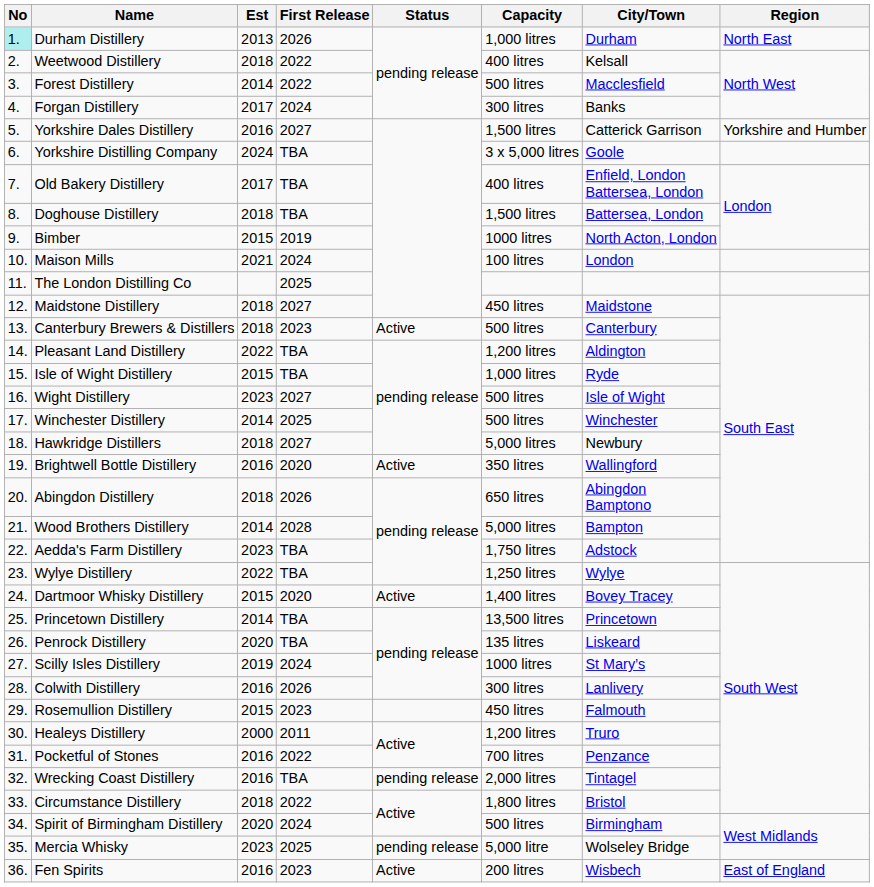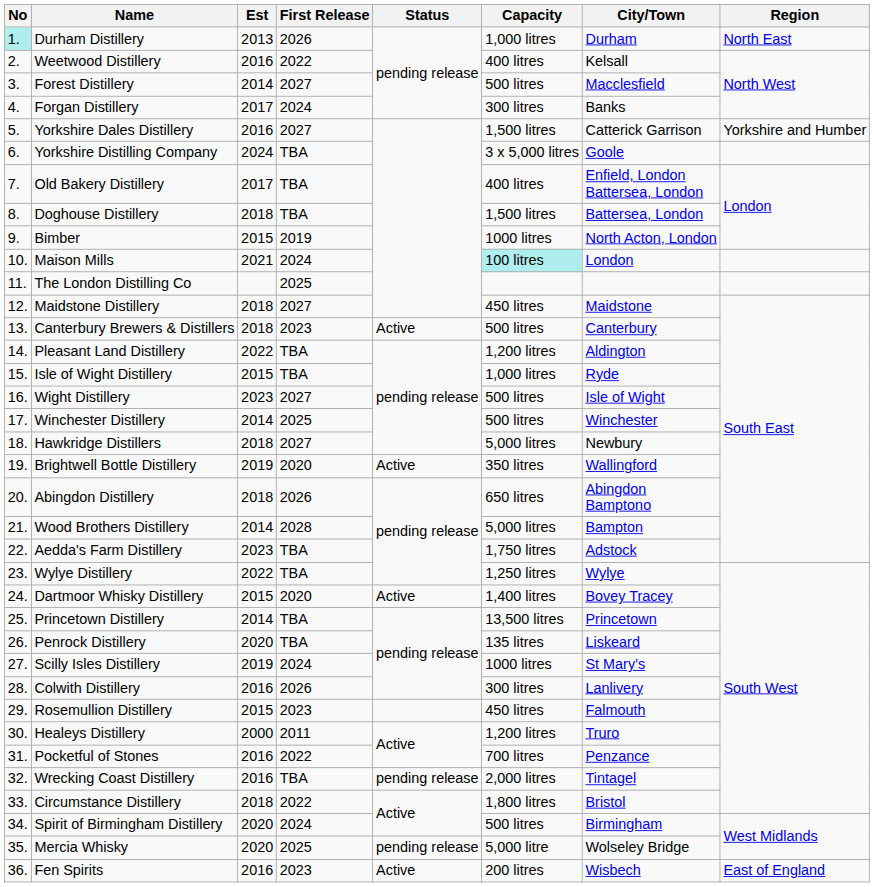(257, 61) 2018 -> (257, 61) 2016
(296, 84) 2022 -> (296, 84) 2027
(514, 260) no background -> (514, 260) paleturquoise background
(257, 466) 2016 -> (257, 466) 2019
(257, 847) 2023 -> (257, 847) 2020
